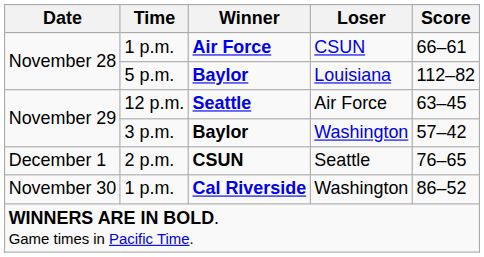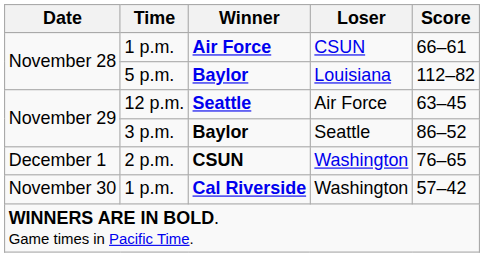(361, 132) Washington -> (342, 132) Seattle
(442, 132) 57–42 -> (442, 132) 86–52
(342, 160) Seattle -> (361, 160) Washington
(442, 189) 86–52 -> (442, 189) 57–42
